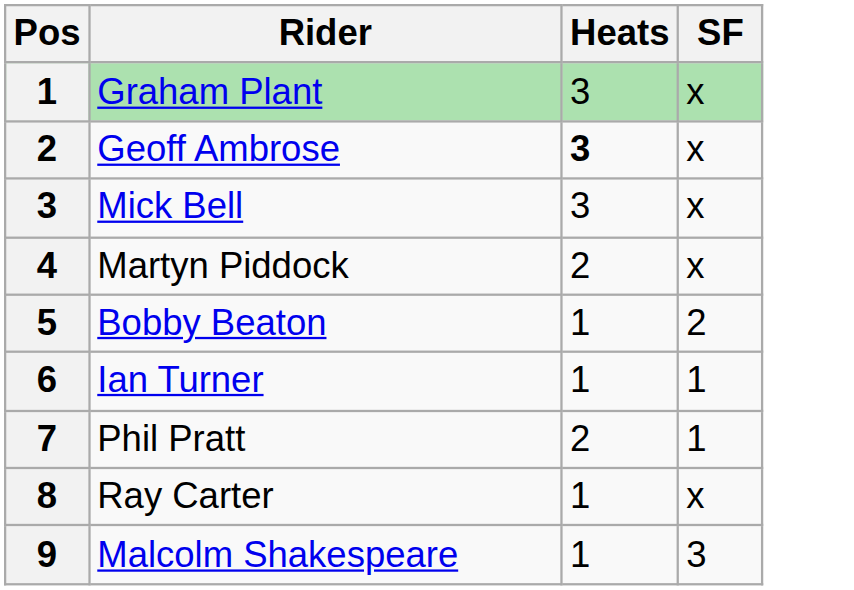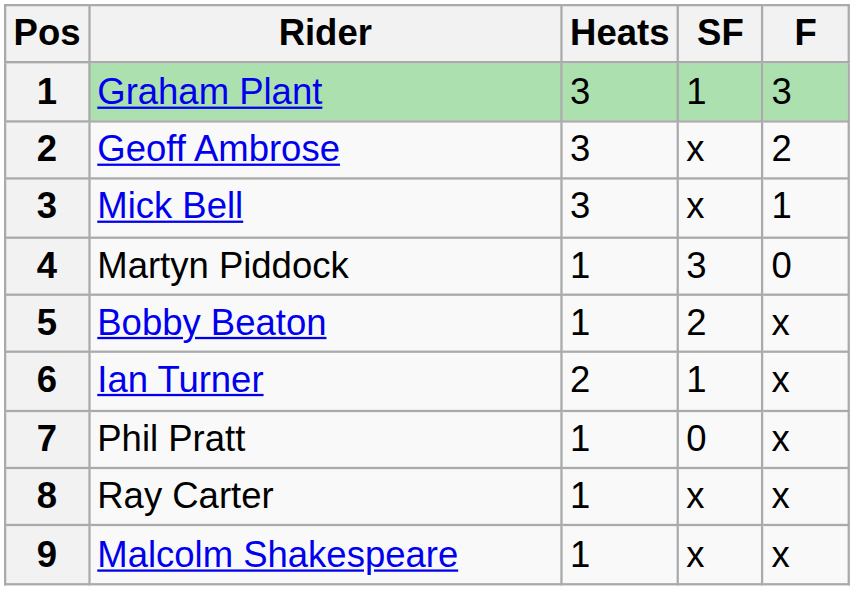+ column: (806, 33)
(695, 91) x -> (696, 91) 1
(580, 149) bold -> (580, 149) normal
(580, 264) 2 -> (580, 264) 1
(695, 264) x -> (696, 264) 3
(580, 380) 1 -> (580, 380) 2
(580, 438) 2 -> (580, 438) 1
(696, 438) 1 -> (696, 438) 0
(696, 554) 3 -> (695, 554) x
